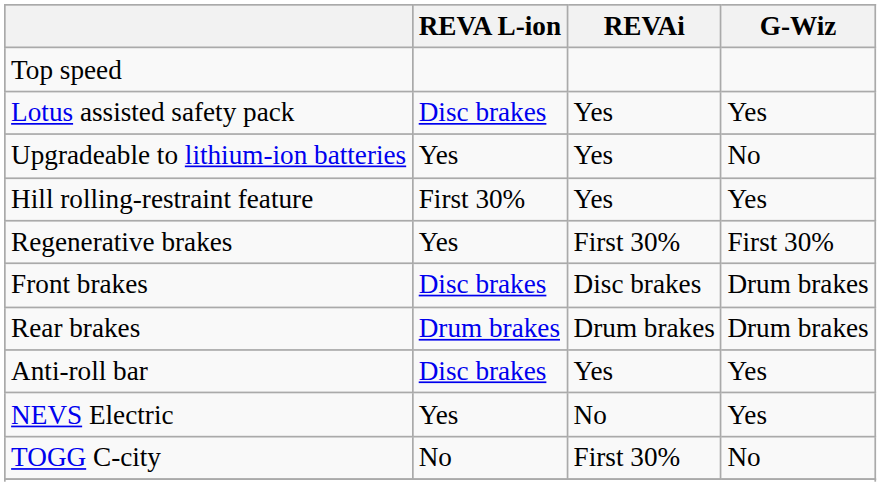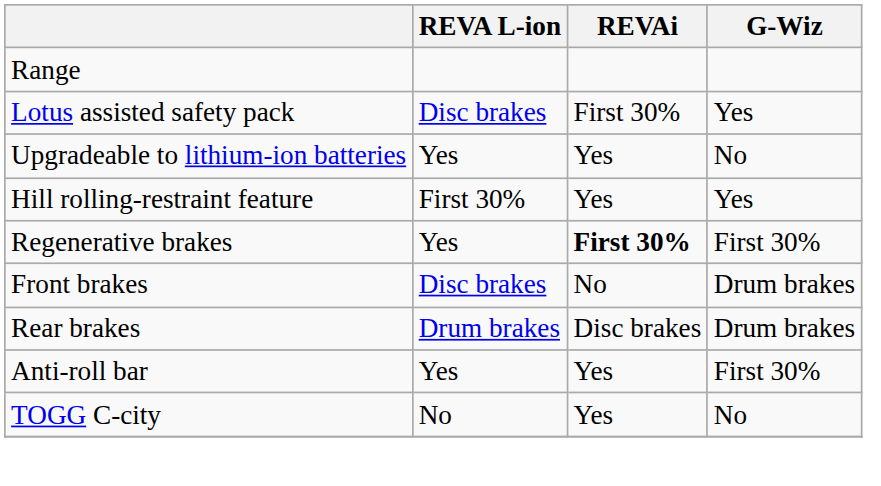- row: (66, 69)
+ row: (46, 69)
(593, 112) Yes -> (627, 112) First 30%
(627, 241) normal -> (632, 241) bold
(637, 284) Disc brakes -> (590, 284) No
(644, 328) Drum brakes -> (637, 328) Disc brakes
(483, 371) Disc brakes -> (439, 371) Yes
(747, 371) Yes -> (767, 371) First 30%
- row: (92, 414)
(627, 457) First 30% -> (593, 414) Yes
